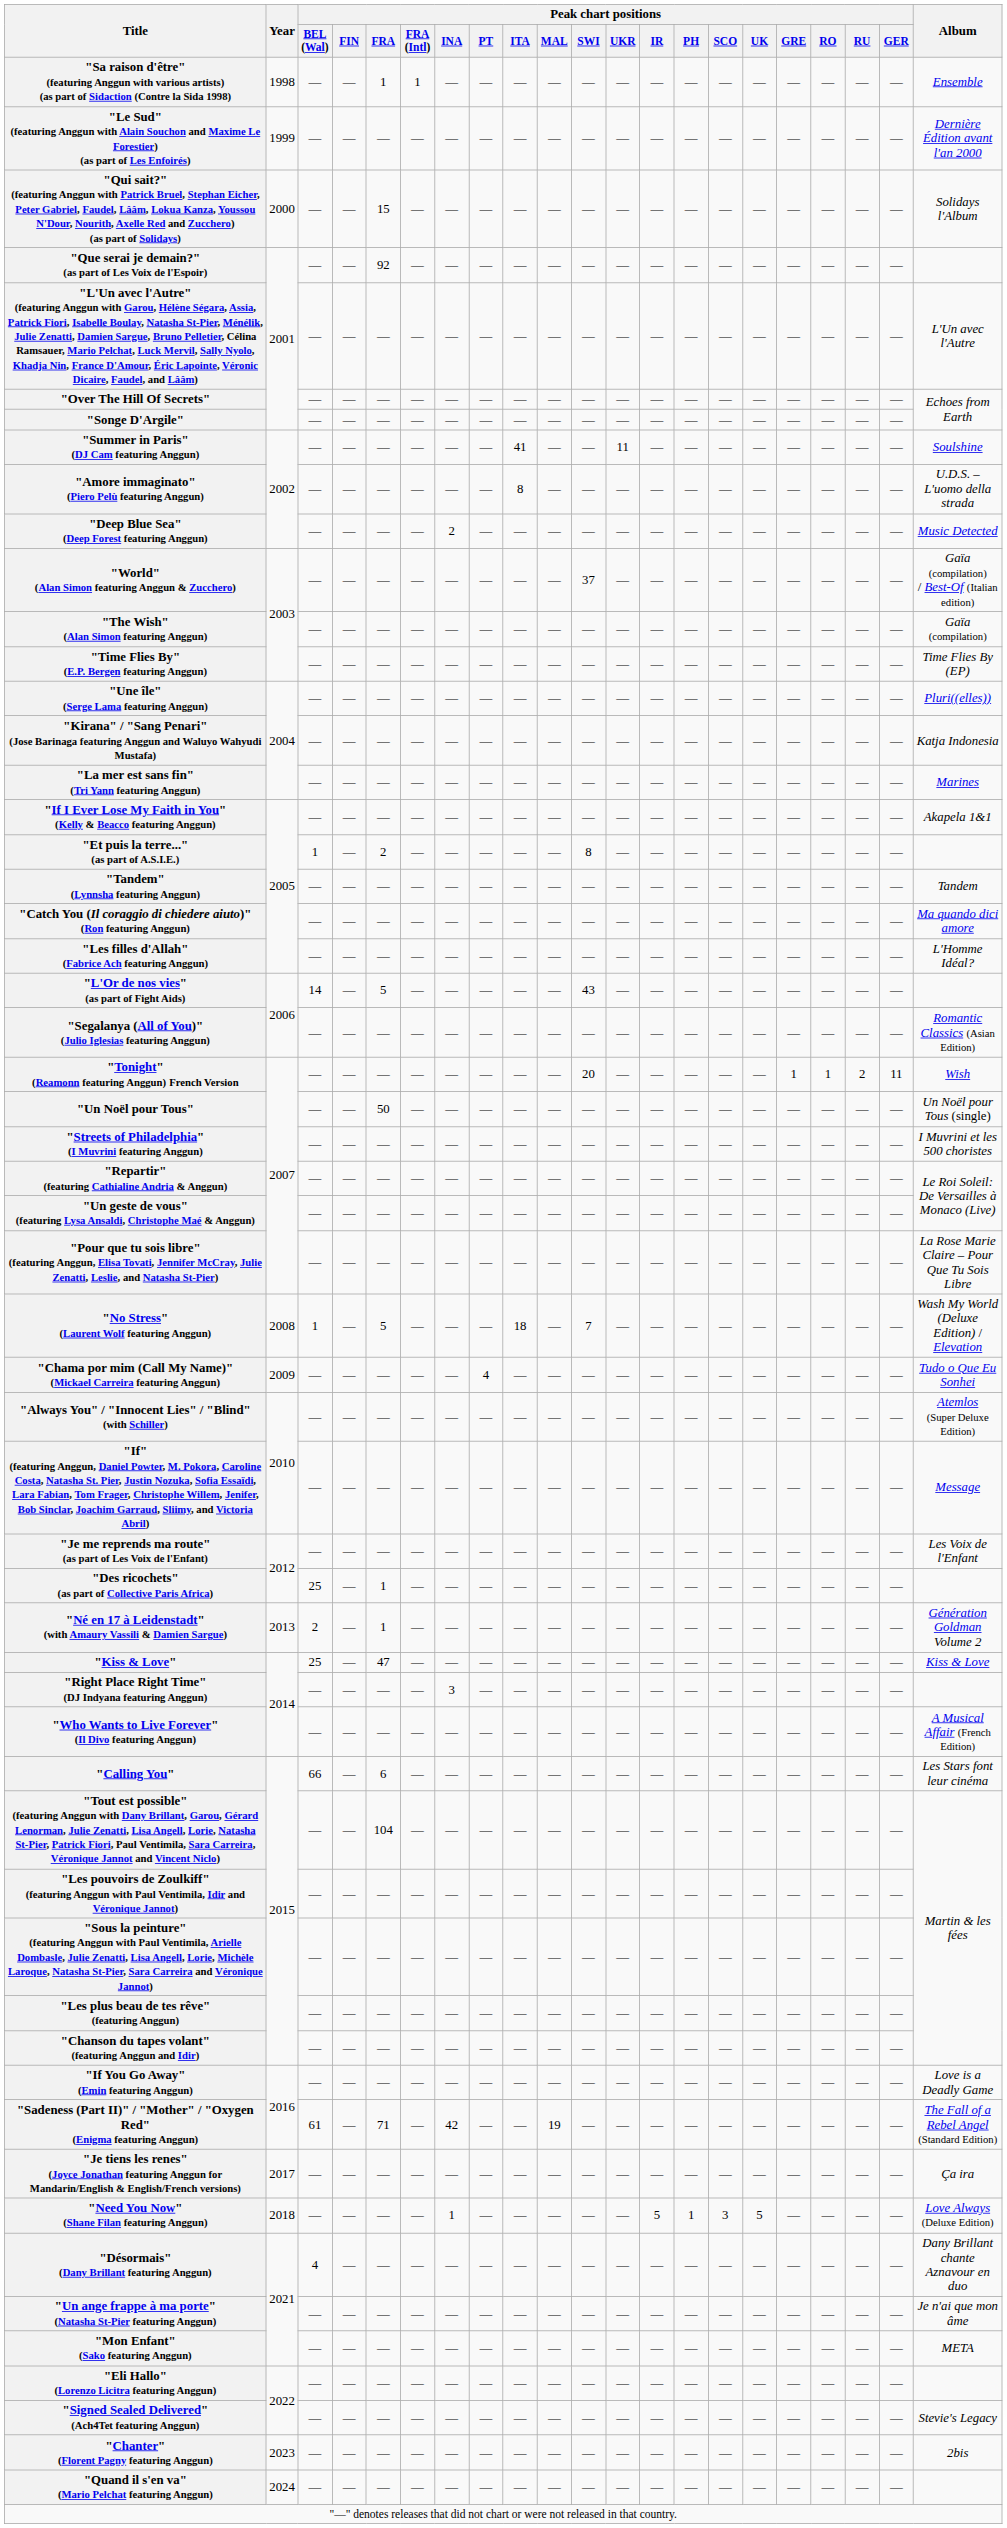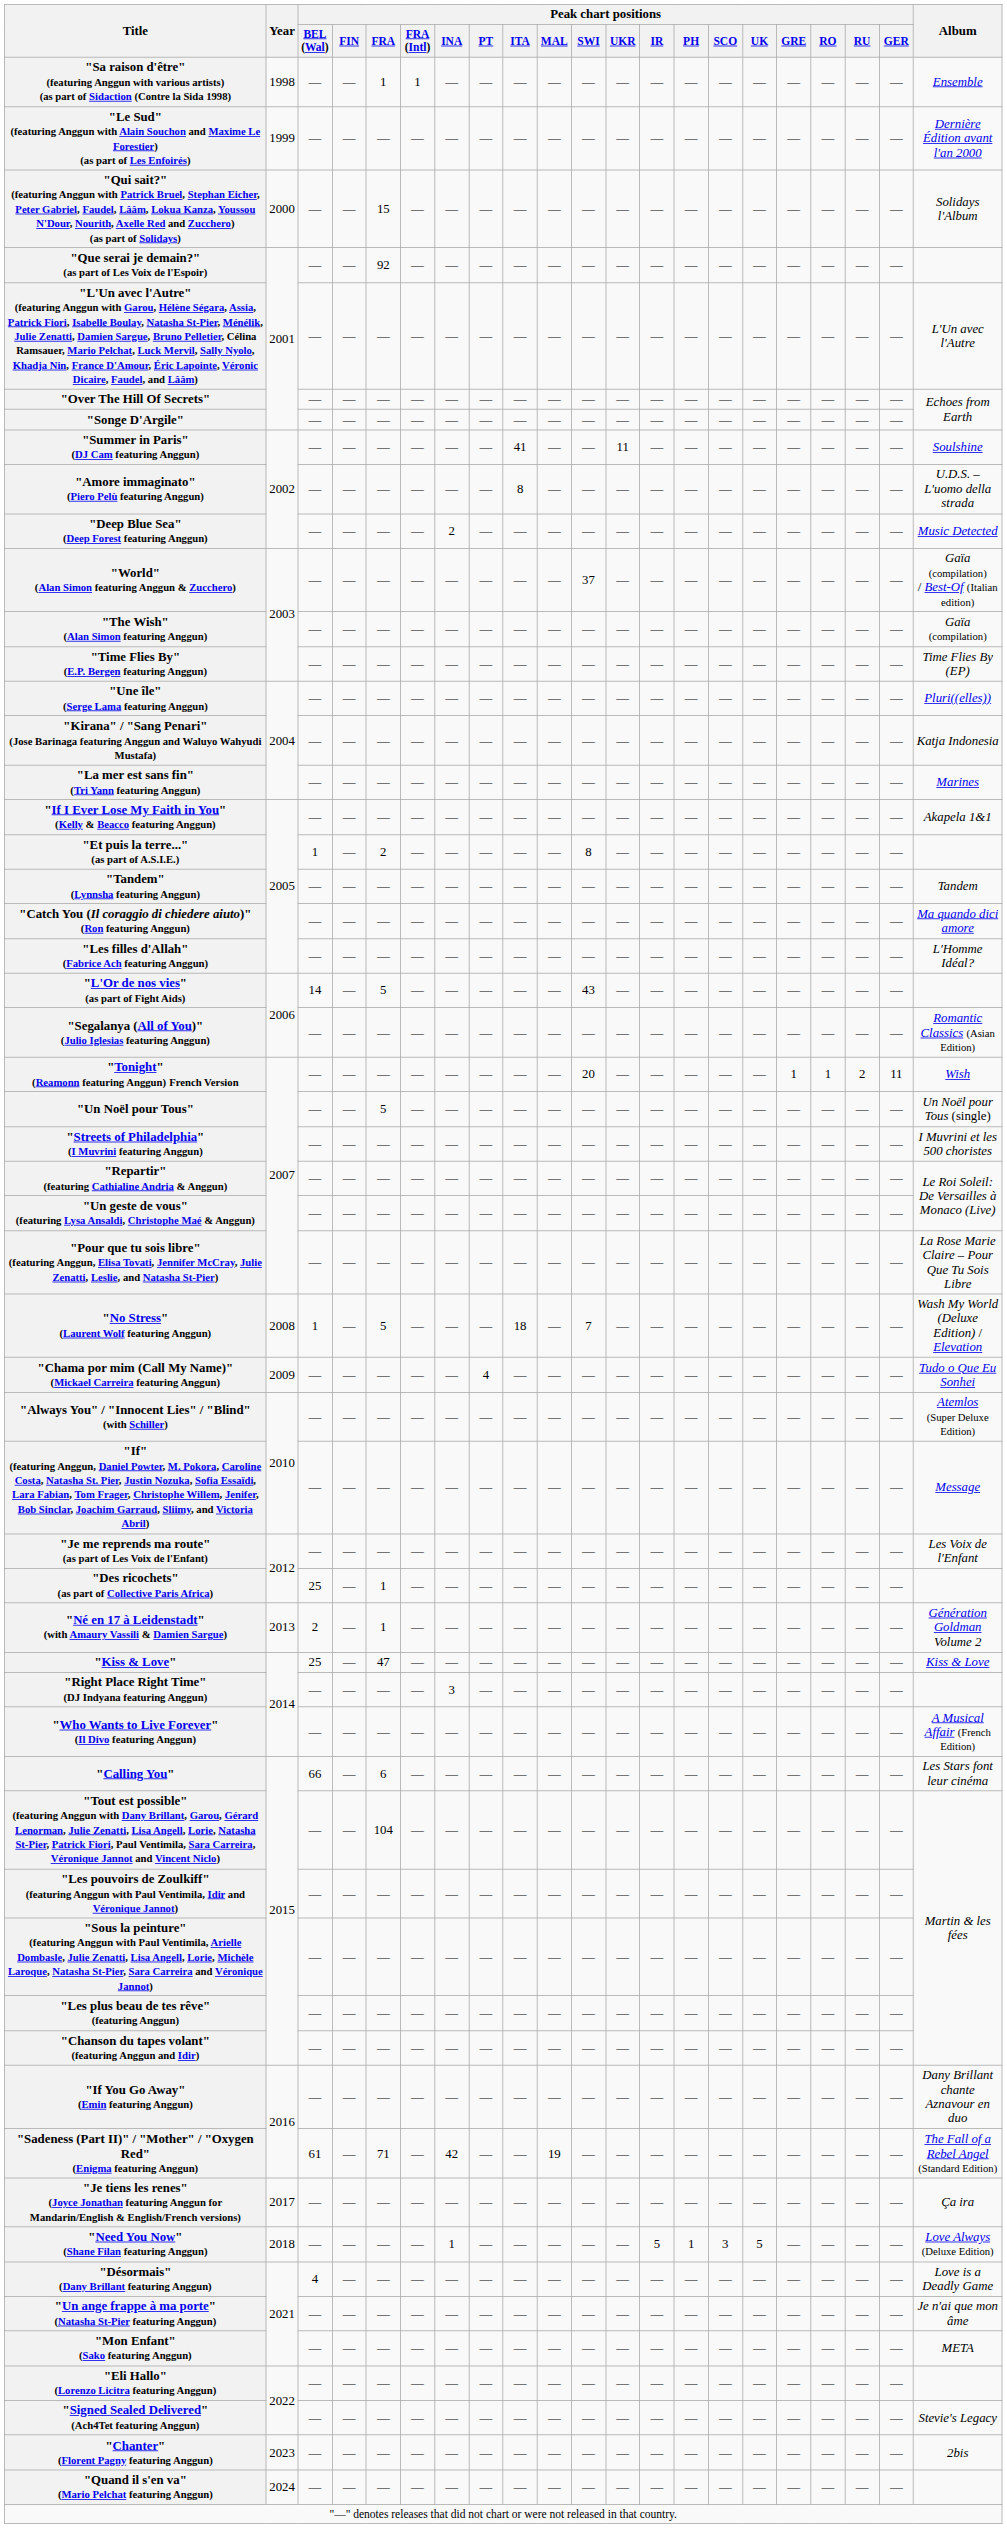(383, 1109) 50 -> (383, 1109) 5
(958, 2082) Love is a Deadly Game -> (958, 2097) Dany Brillant chante Aznavour en duo
(958, 2264) Dany Brillant chante Aznavour en duo -> (958, 2279) Love is a Deadly Game
